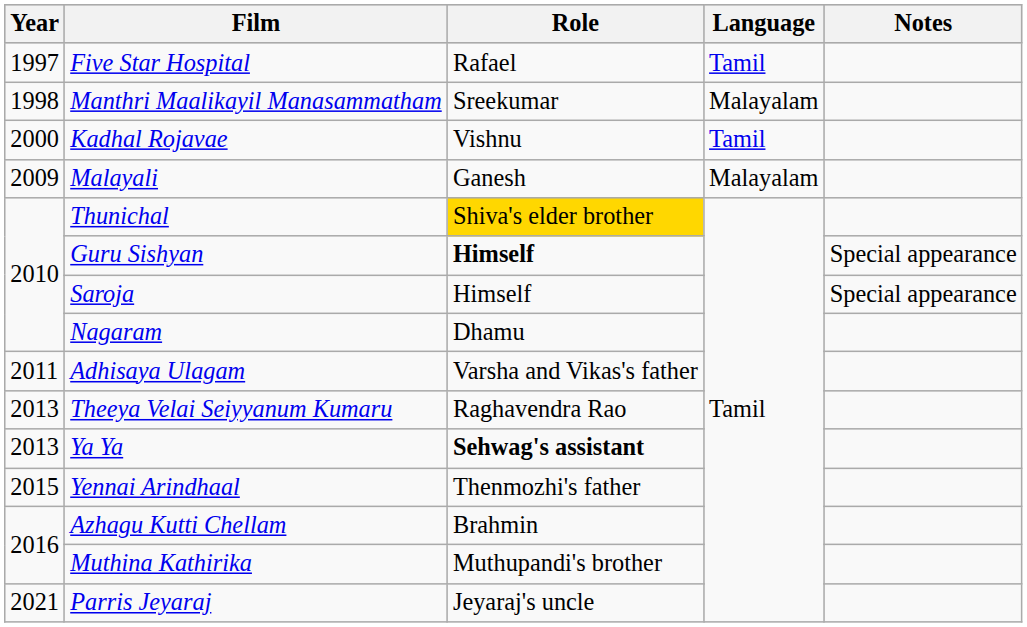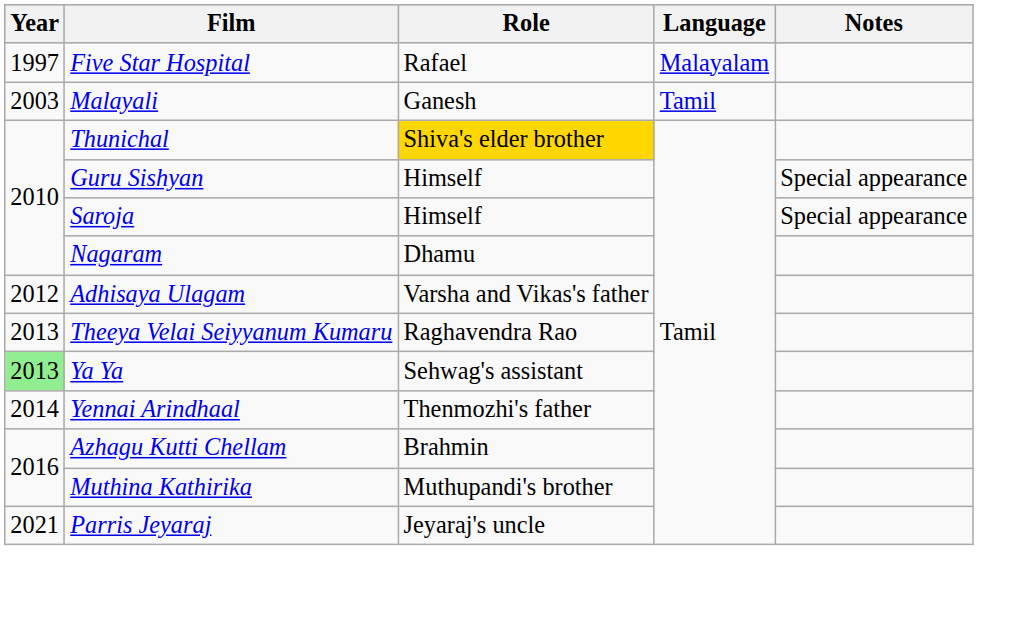(737, 62) Tamil -> (714, 62) Malayalam
- row: (256, 100)
- row: (149, 139)
(35, 178) 2009 -> (35, 100) 2003
(764, 178) Malayalam -> (688, 100) Tamil
(493, 255) bold -> (443, 178) normal
(34, 370) 2011 -> (35, 293) 2012
(35, 448) no background -> (35, 370) lightgreen background
(549, 448) bold -> (493, 370) normal
(35, 486) 2015 -> (35, 409) 2014
